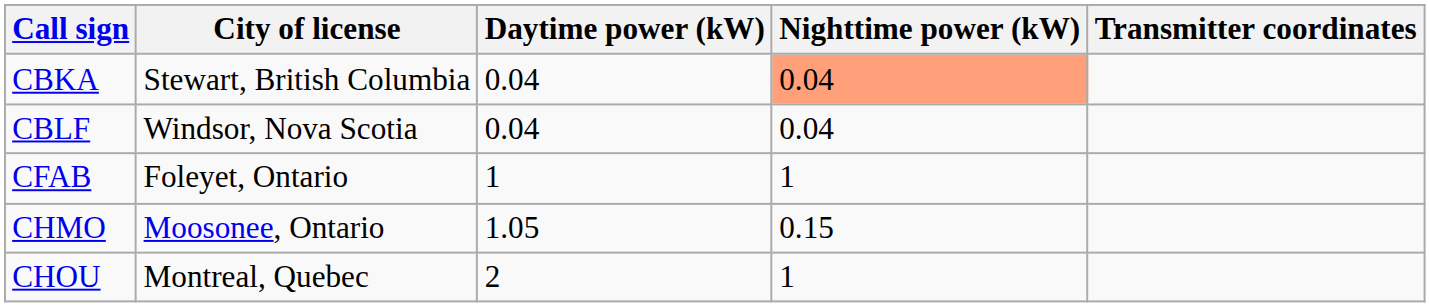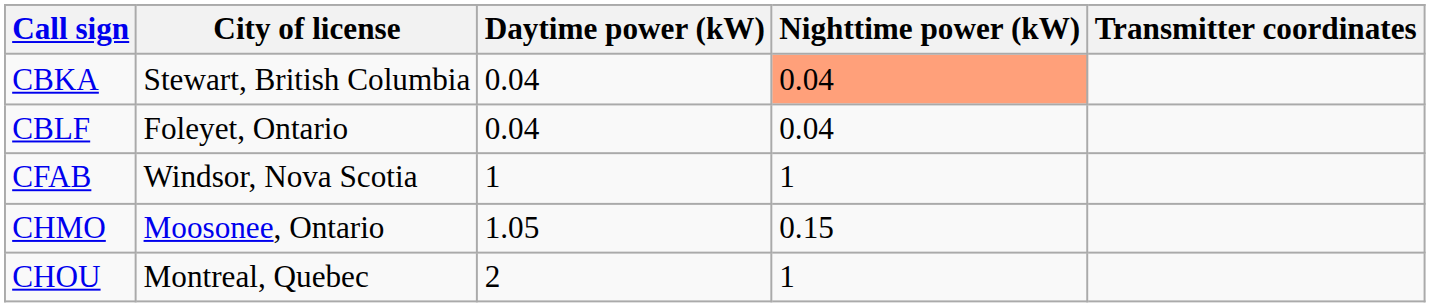(281, 128) Windsor, Nova Scotia -> (246, 128) Foleyet, Ontario
(246, 177) Foleyet, Ontario -> (281, 177) Windsor, Nova Scotia
